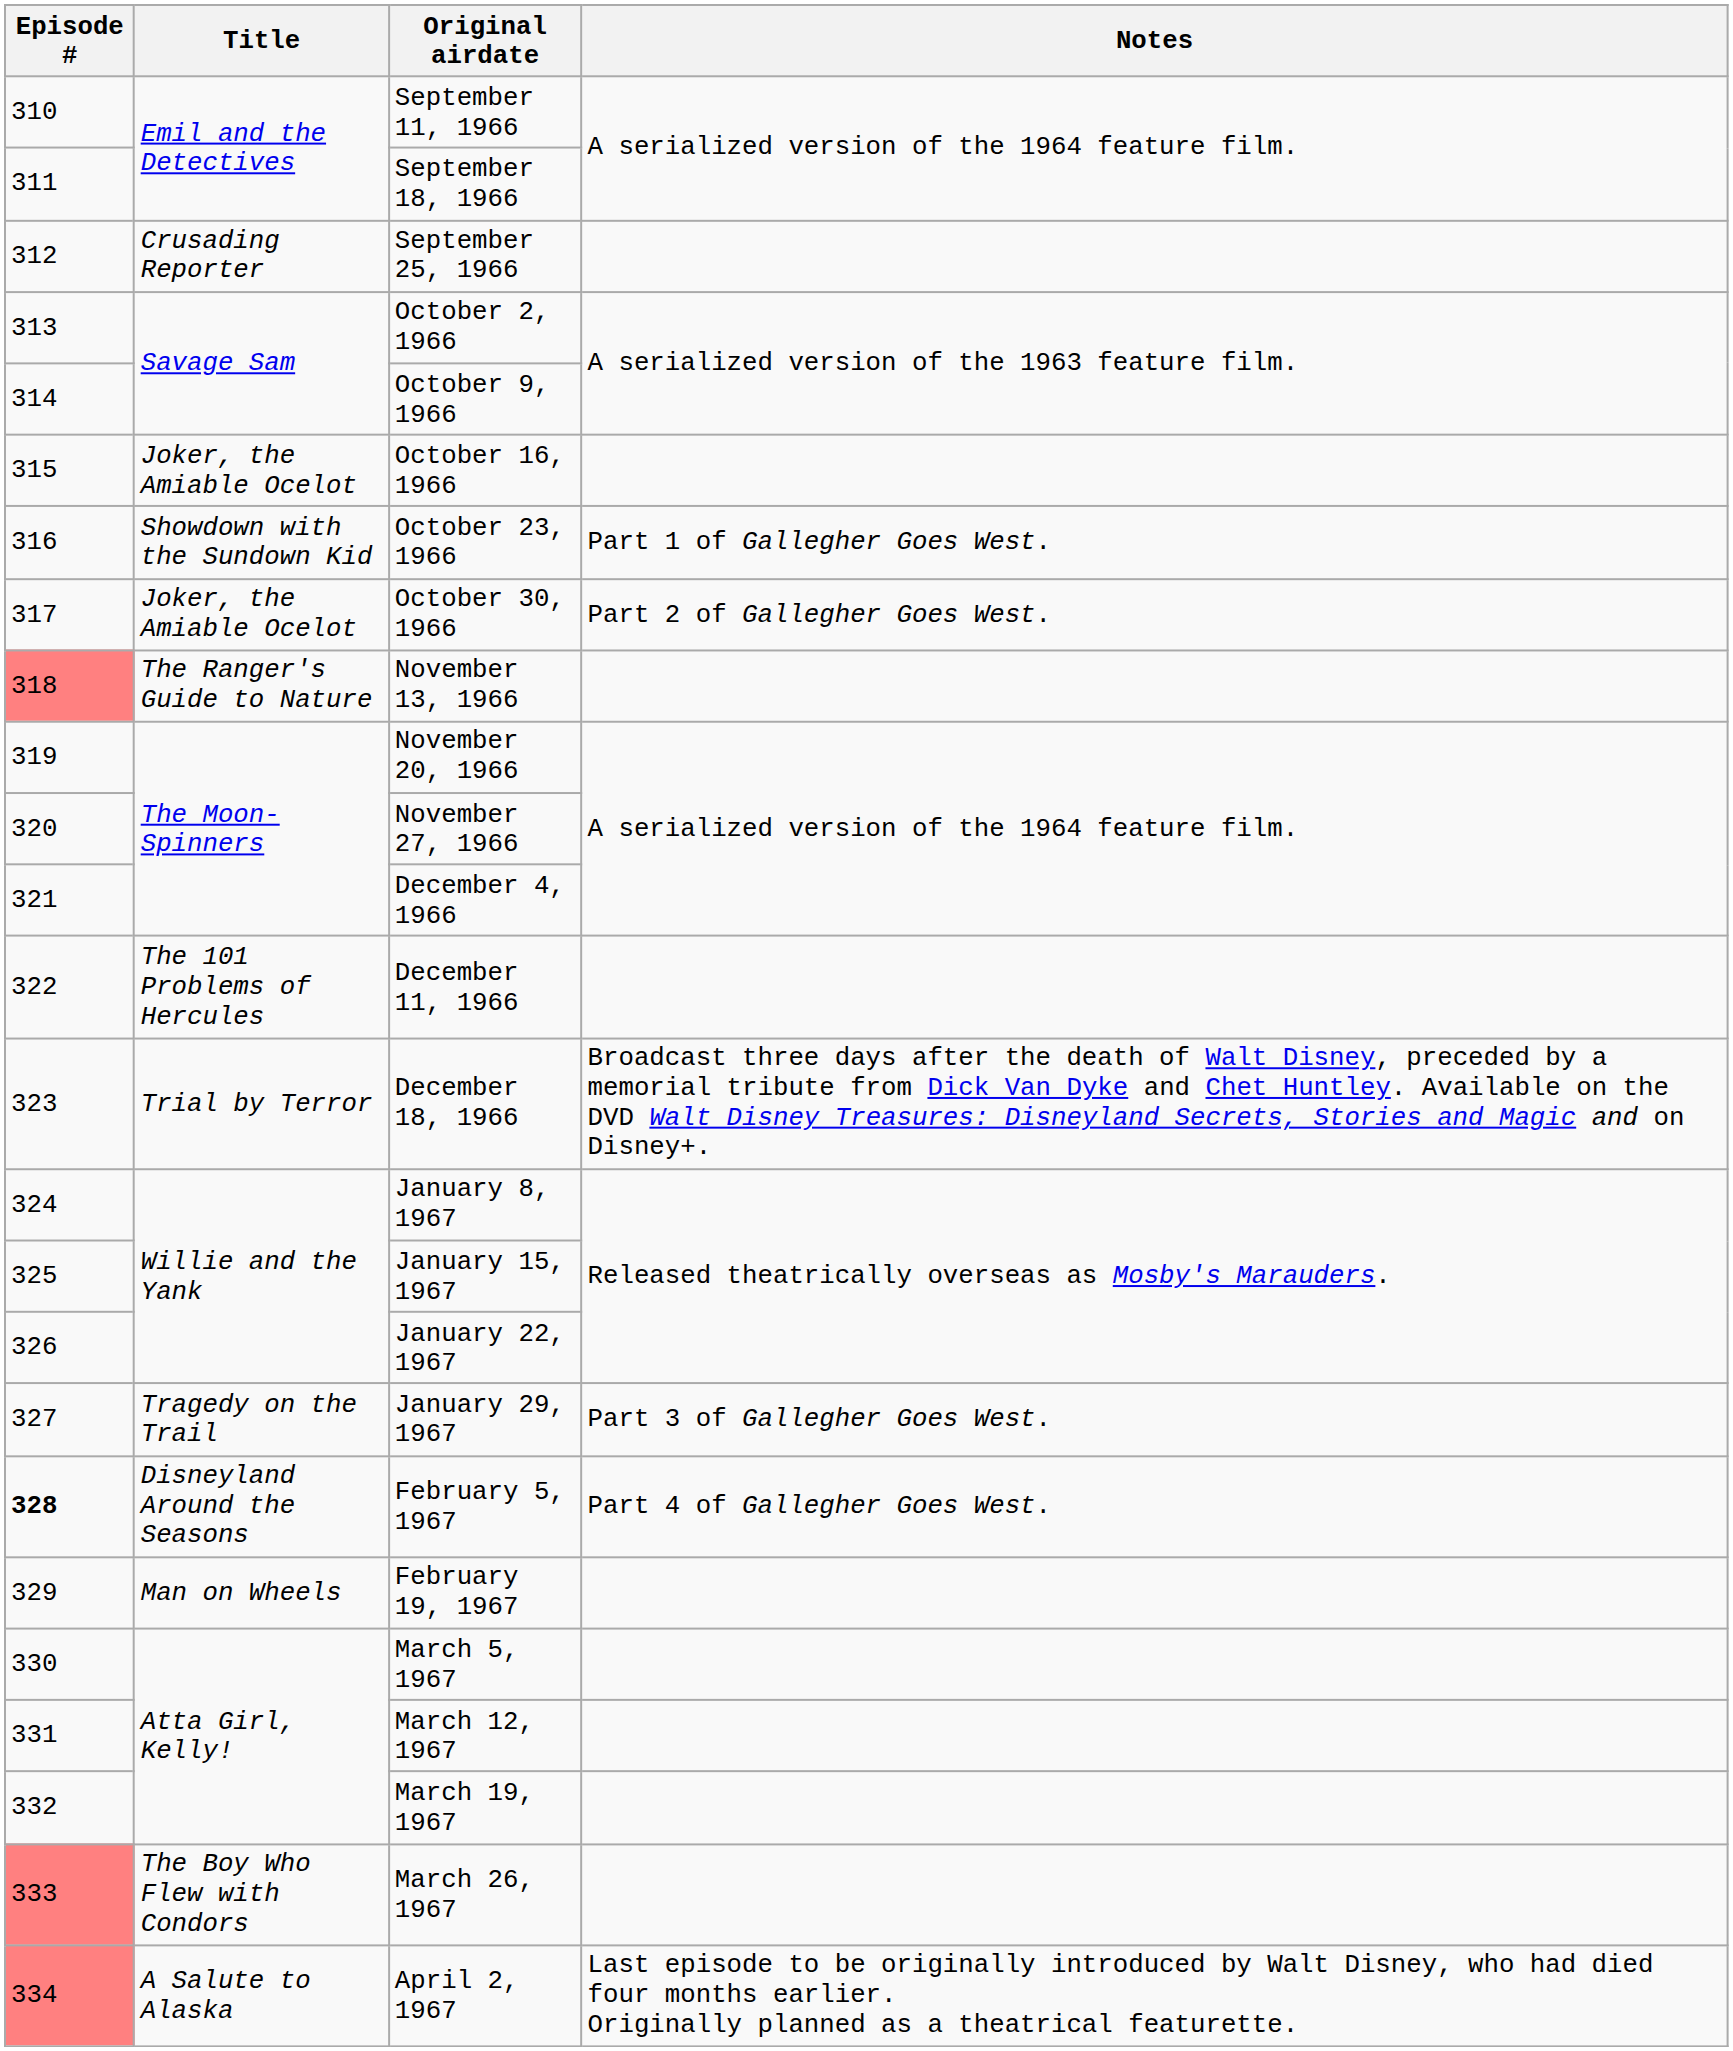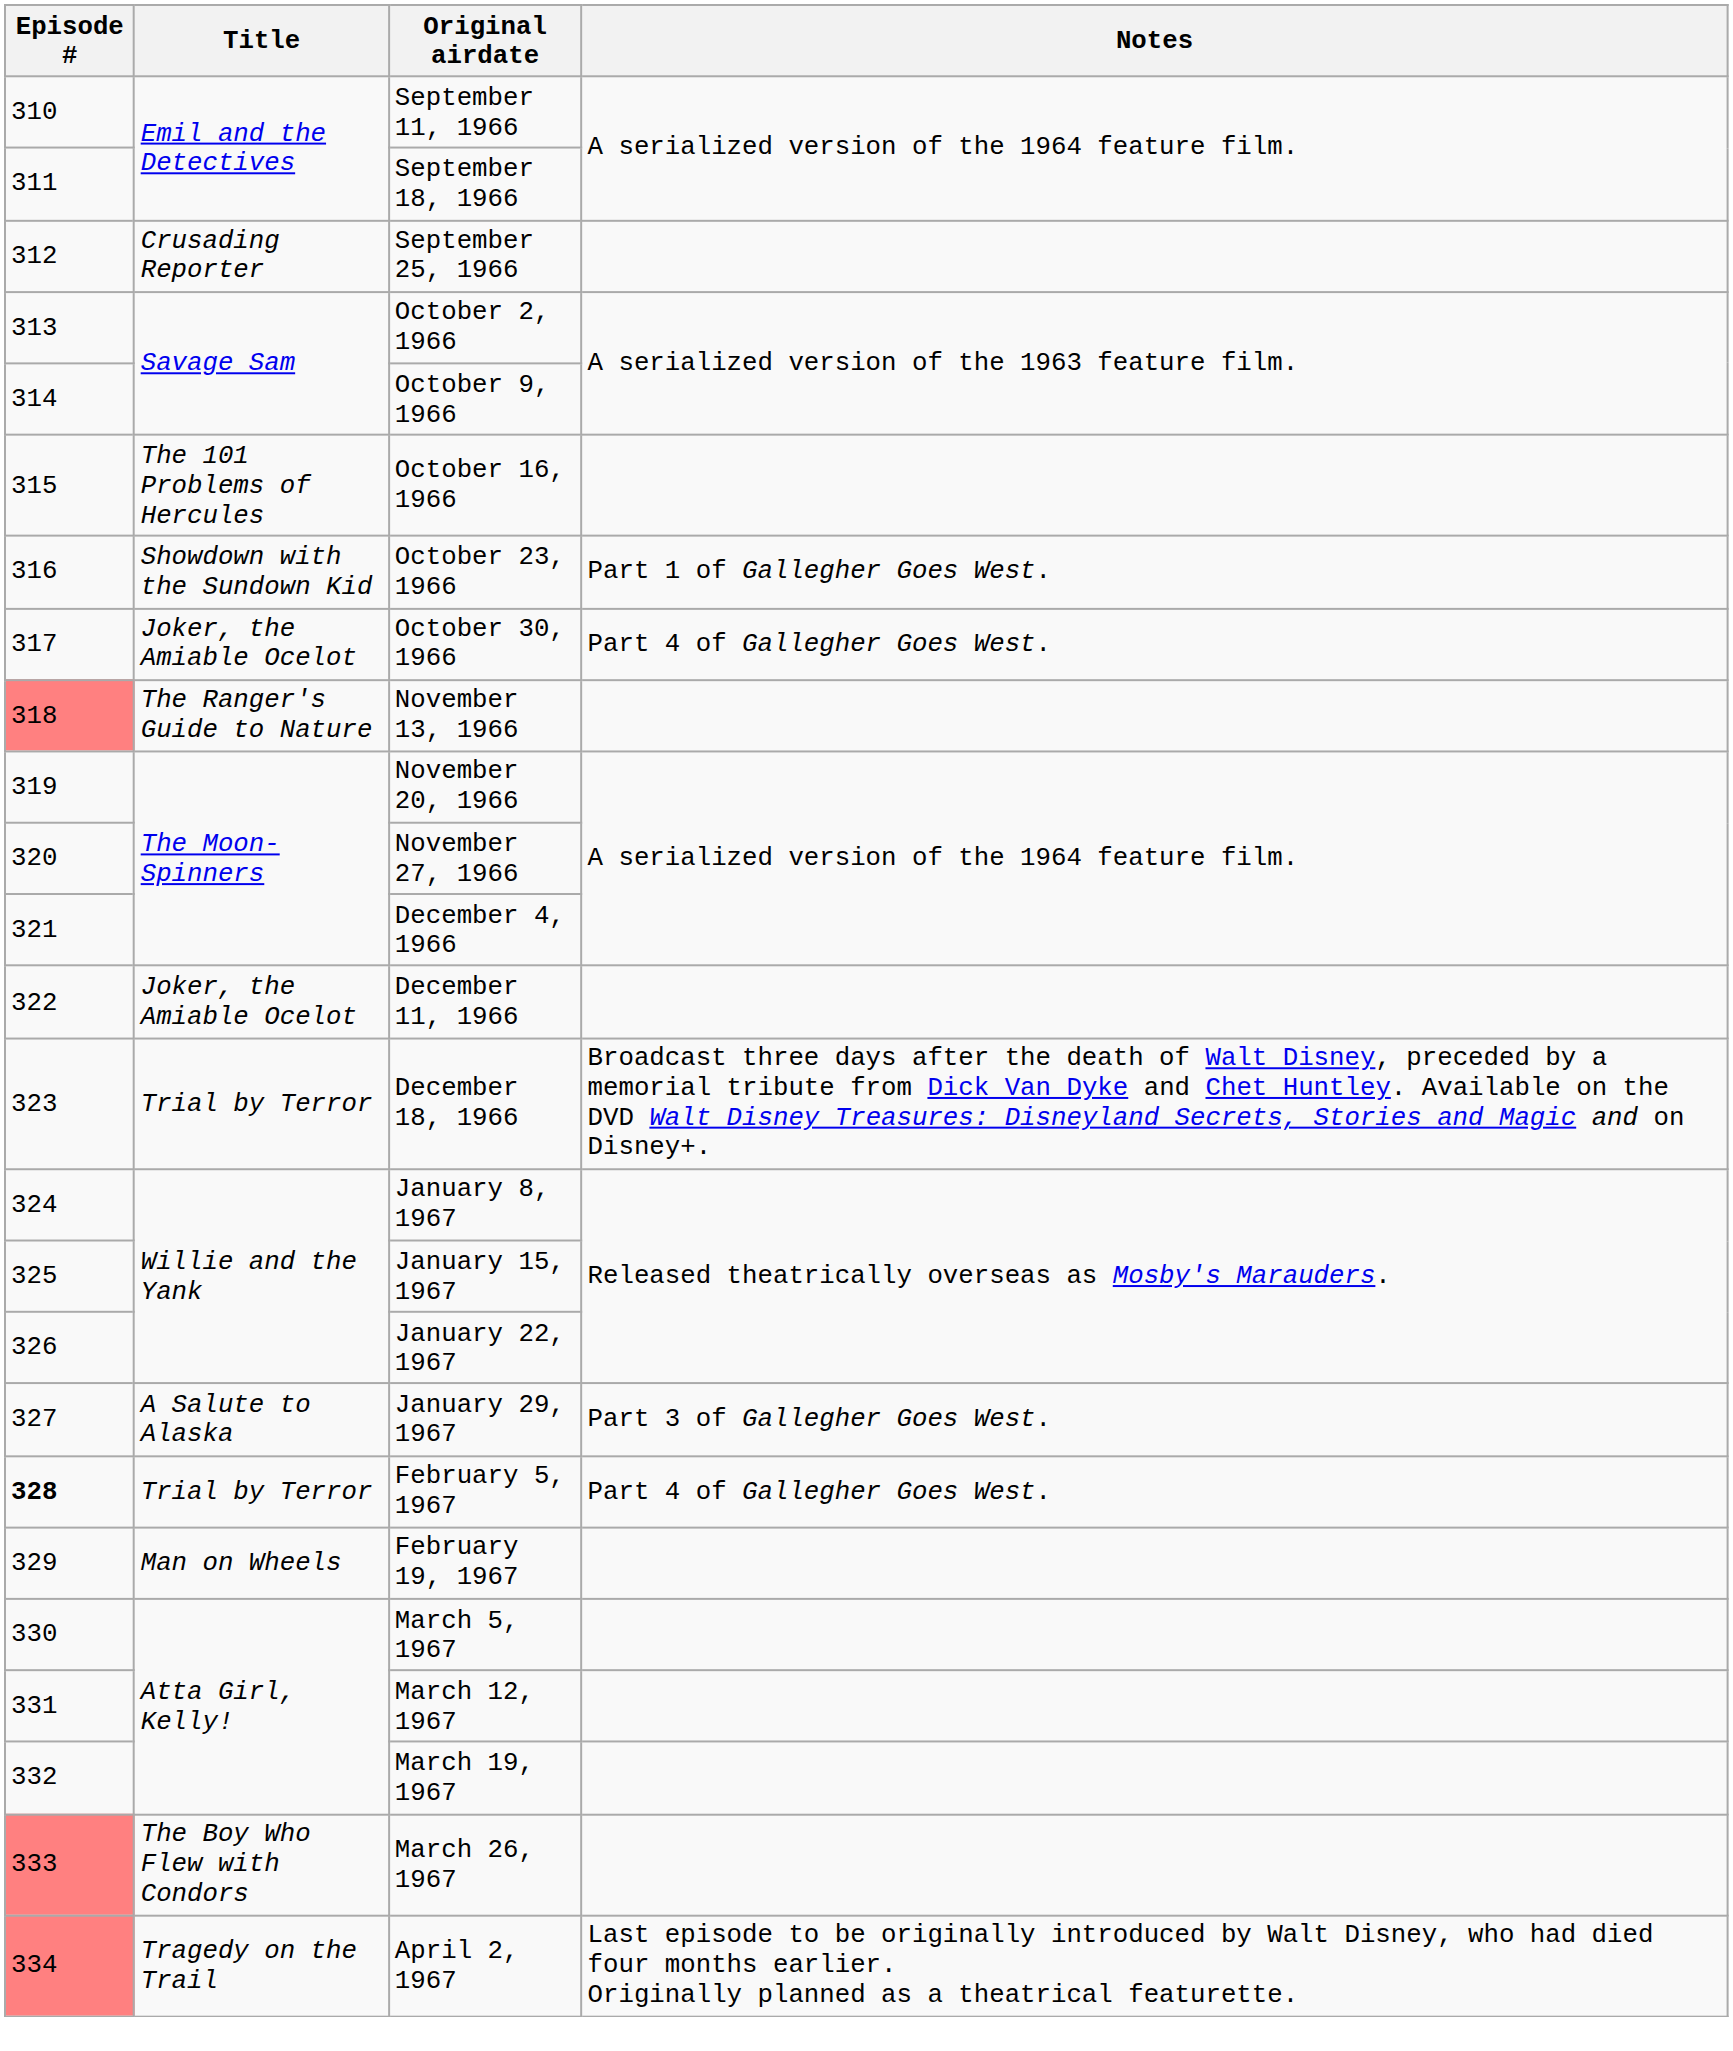(249, 471) Joker, the Amiable Ocelot -> (226, 486) The 101 Problems of Hercules
(819, 614) Part 2 of Gallegher Goes West. -> (819, 644) Part 4 of Gallegher Goes West.
(226, 987) The 101 Problems of Hercules -> (249, 1002) Joker, the Amiable Ocelot
(249, 1420) Tragedy on the Trail -> (226, 1420) A Salute to Alaska
(218, 1506) Disneyland Around the Seasons -> (257, 1491) Trial by Terror
(226, 1995) A Salute to Alaska -> (249, 1966) Tragedy on the Trail
